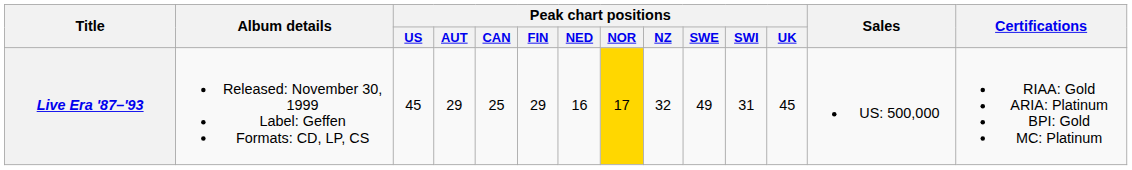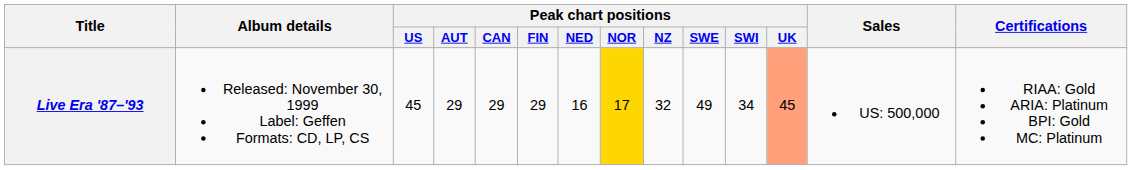(497, 106) 25 -> (497, 106) 29
(746, 106) 31 -> (746, 106) 34
(787, 106) no background -> (787, 106) lightsalmon background
